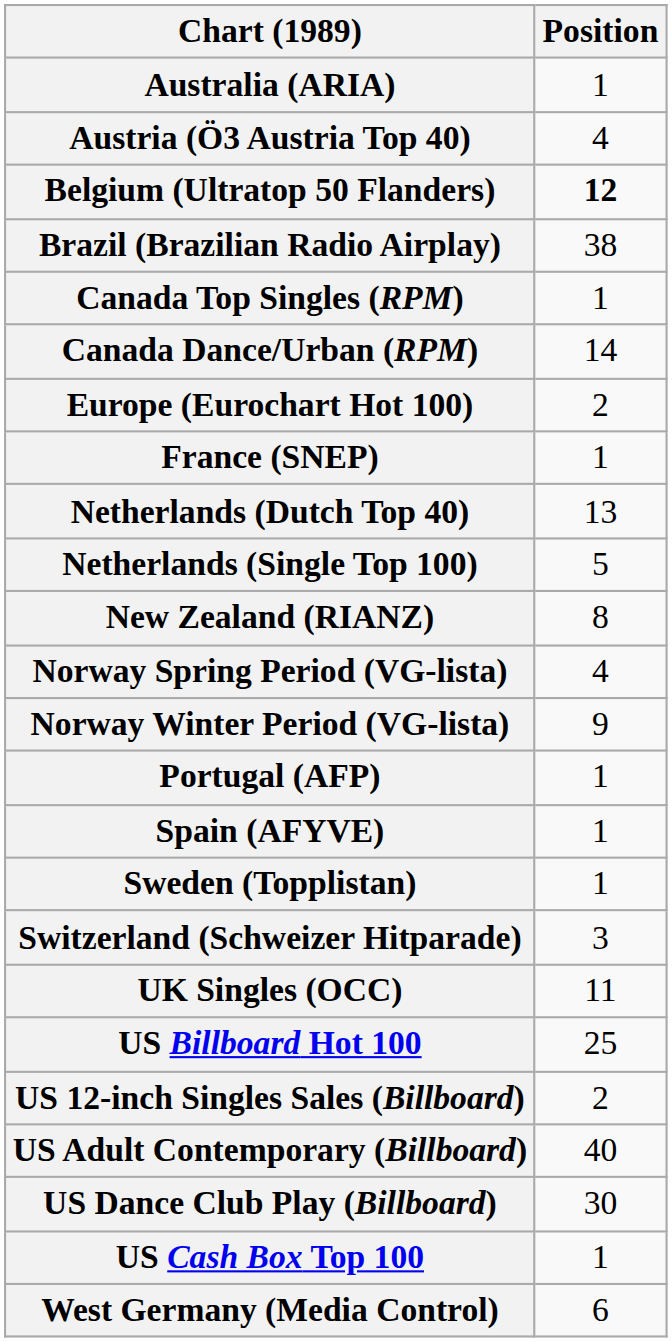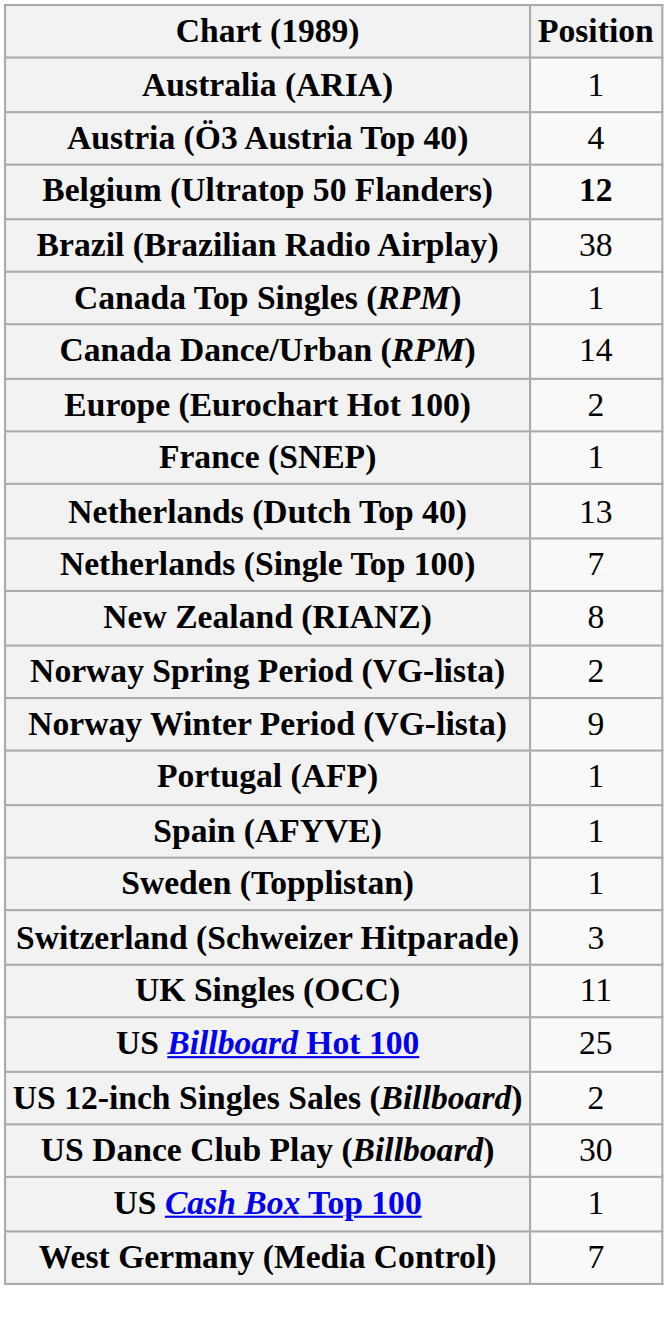(600, 564) 5 -> (596, 564) 7
(600, 670) 4 -> (596, 670) 2
- row: (270, 1150)
(600, 1310) 6 -> (596, 1256) 7
